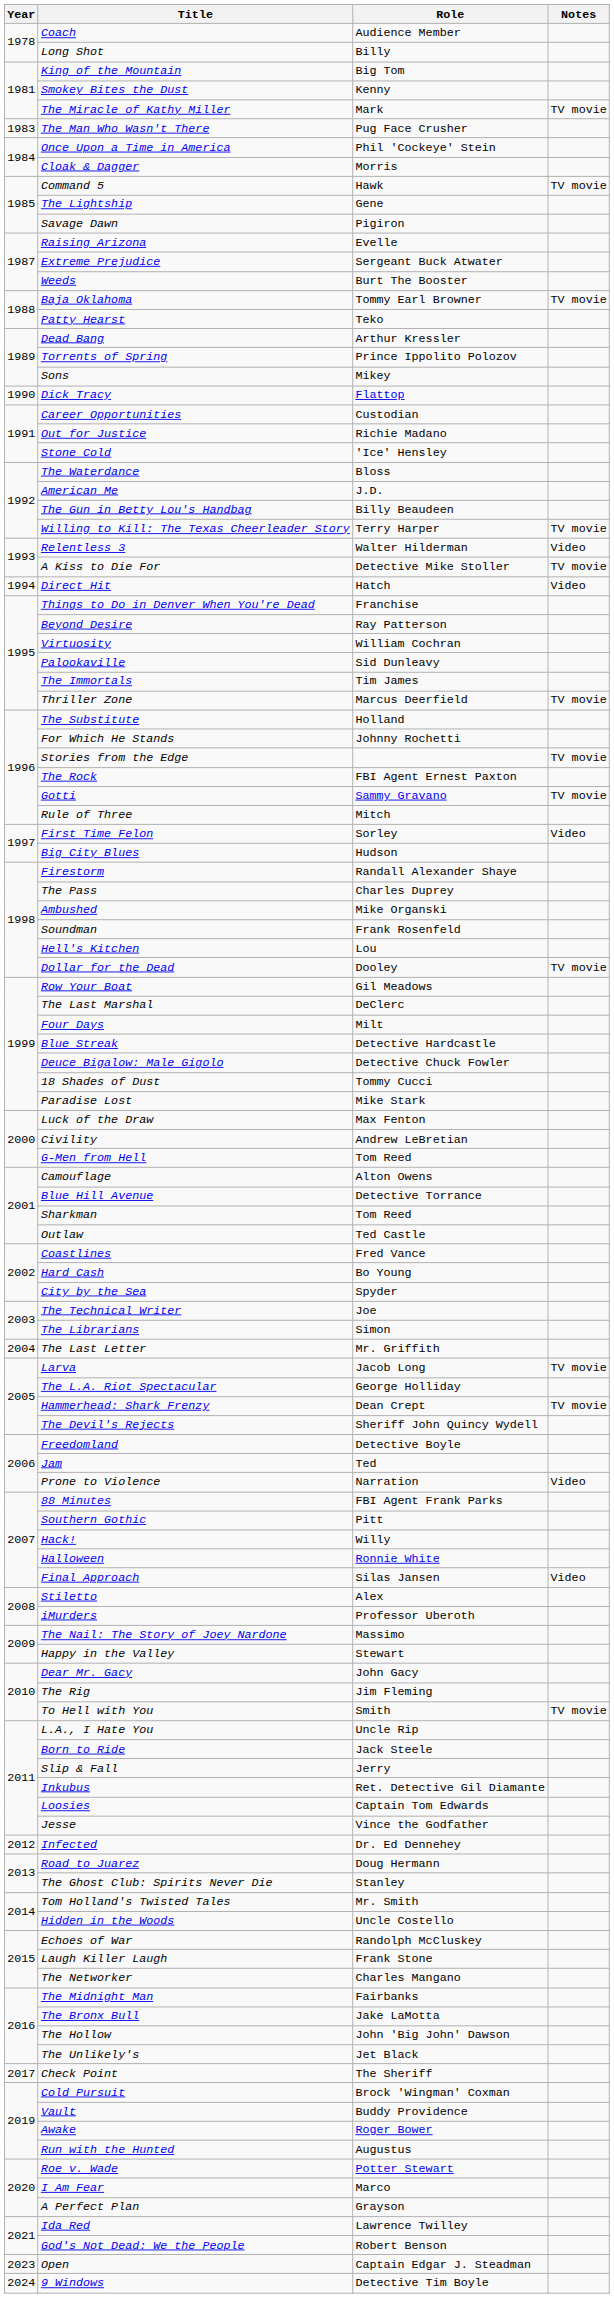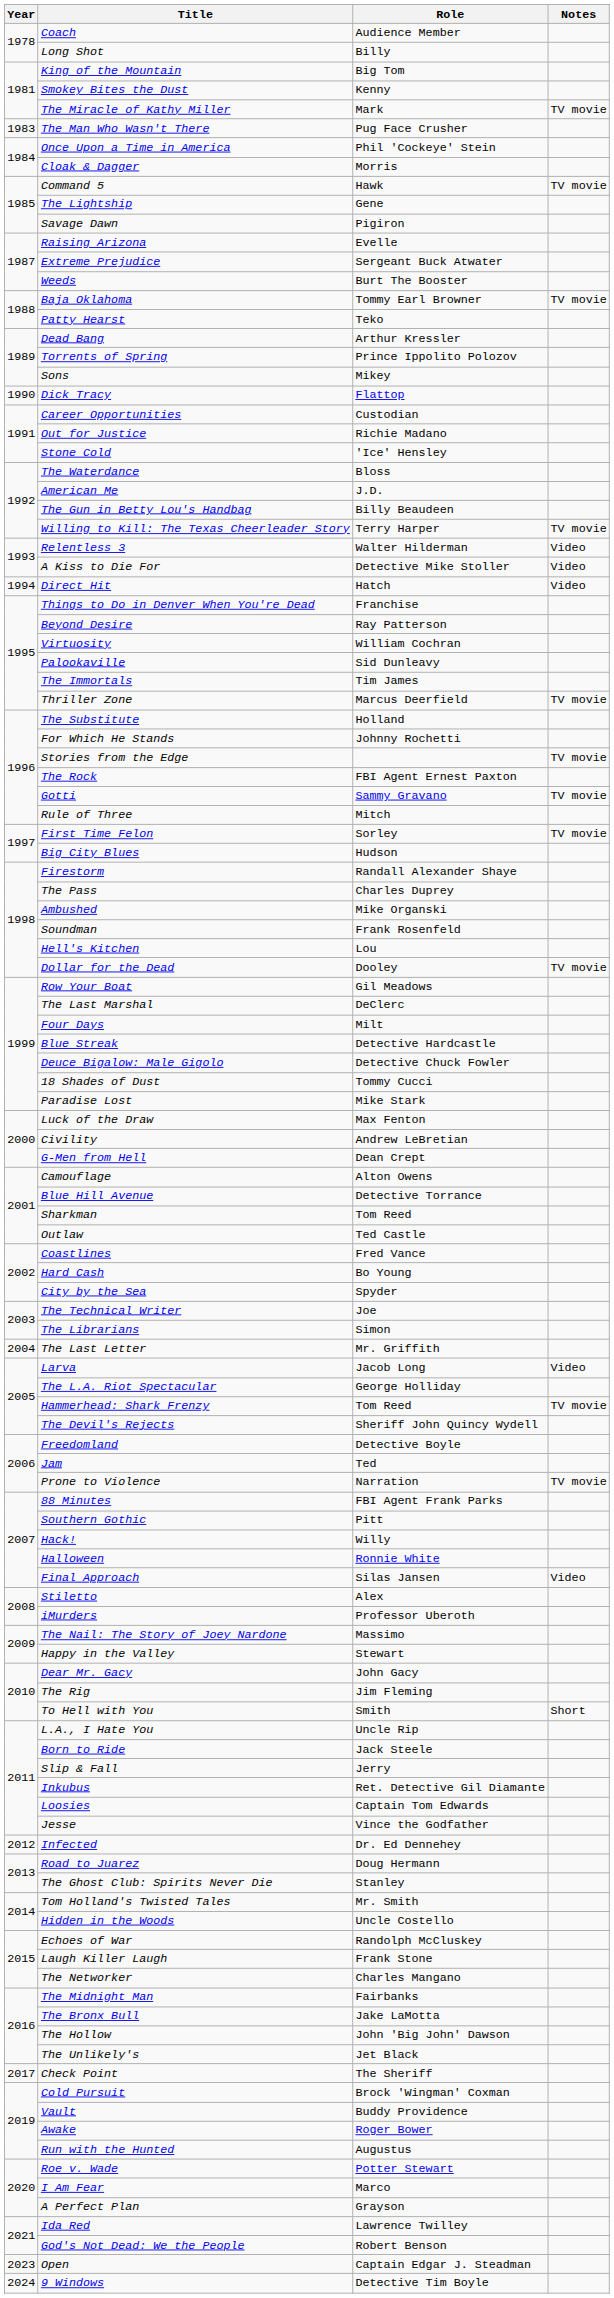(579, 567) TV movie -> (568, 567) Video
(568, 834) Video -> (579, 834) TV movie
(383, 1158) Tom Reed -> (391, 1158) Dean Crept
(579, 1368) TV movie -> (568, 1368) Video
(391, 1406) Dean Crept -> (383, 1406) Tom Reed
(568, 1482) Video -> (579, 1482) TV movie
(579, 1711) TV movie -> (568, 1711) Short
